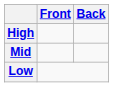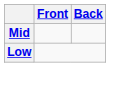- row: (21, 33)
